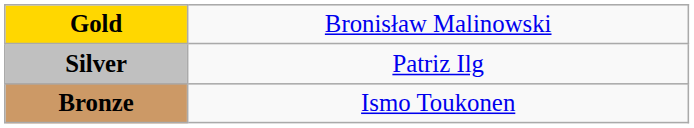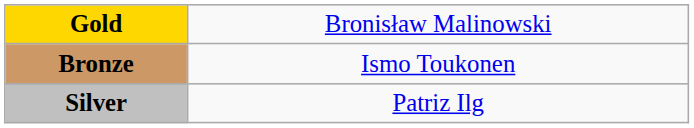rows swapped: (96, 63) <-> (96, 102)
